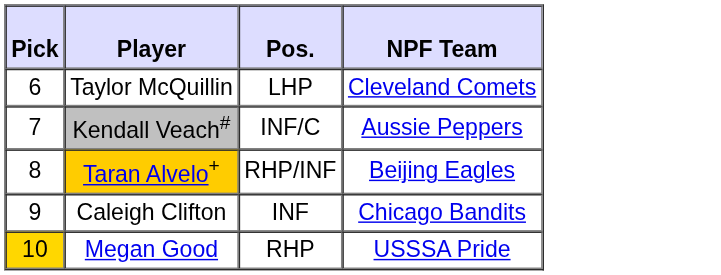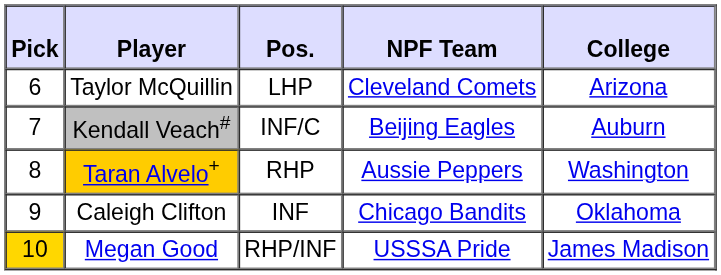+ column: (628, 49)
(442, 127) Aussie Peppers -> (442, 127) Beijing Eagles
(290, 171) RHP/INF -> (290, 171) RHP
(442, 171) Beijing Eagles -> (442, 171) Aussie Peppers
(290, 249) RHP -> (290, 249) RHP/INF
